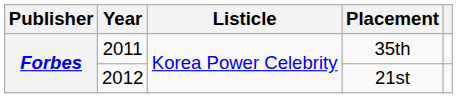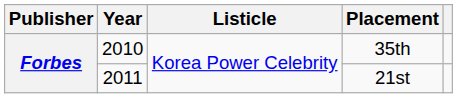(123, 48) 2011 -> (123, 48) 2010
(123, 78) 2012 -> (123, 78) 2011
